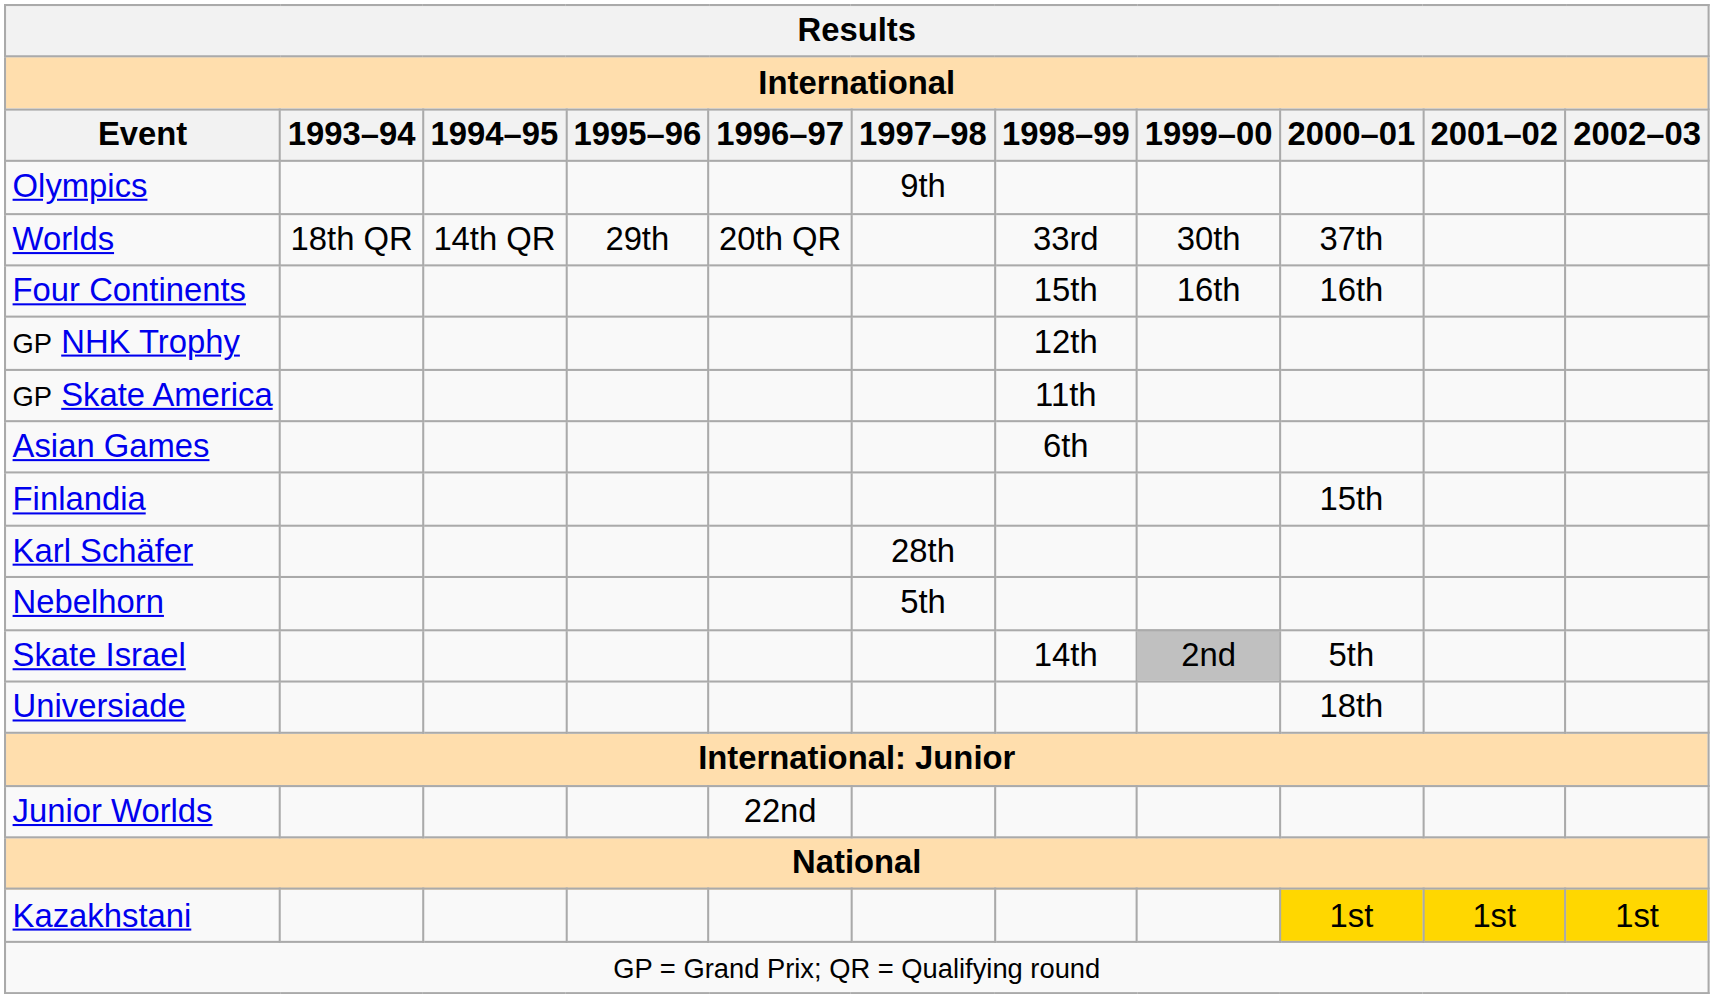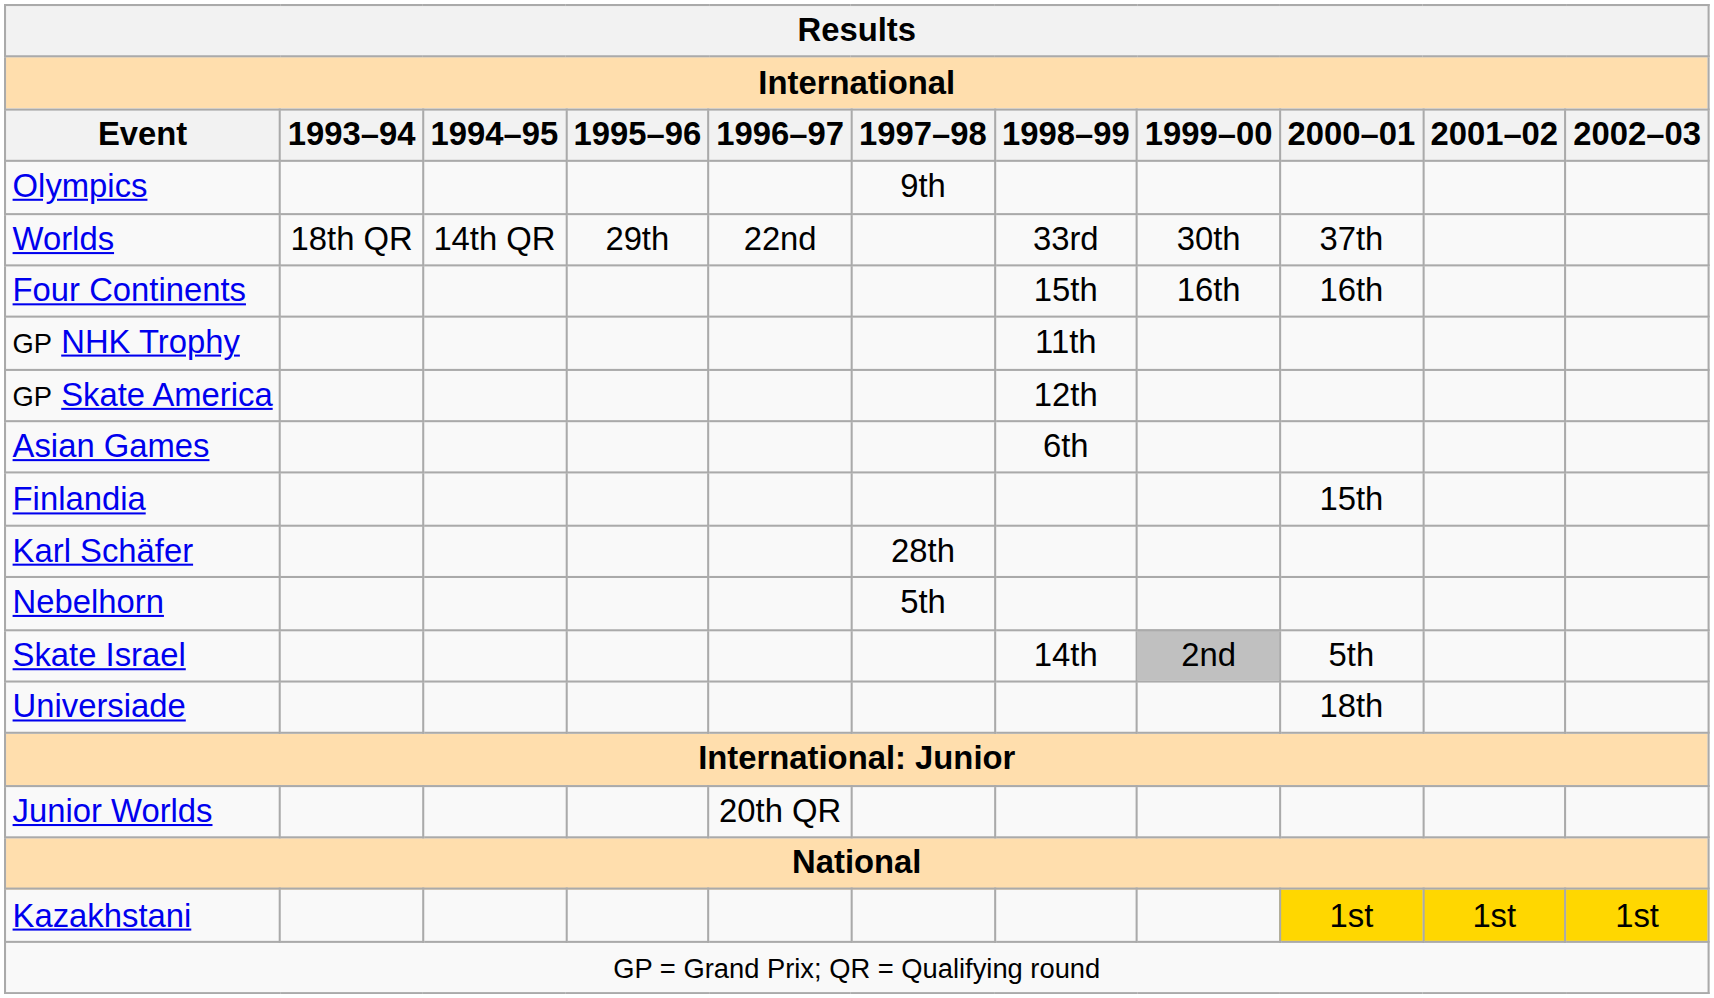(780, 238) 20th QR -> (780, 238) 22nd
(1066, 342) 12th -> (1066, 342) 11th
(1066, 394) 11th -> (1066, 394) 12th
(780, 810) 22nd -> (780, 810) 20th QR
